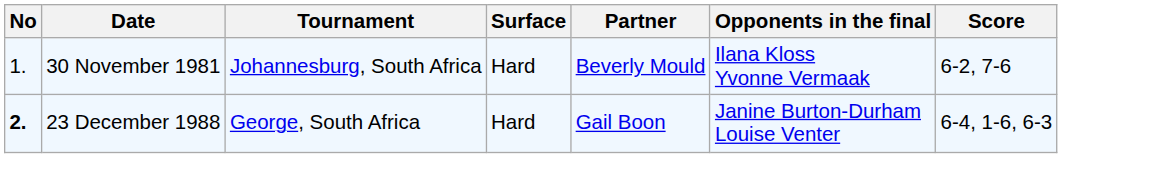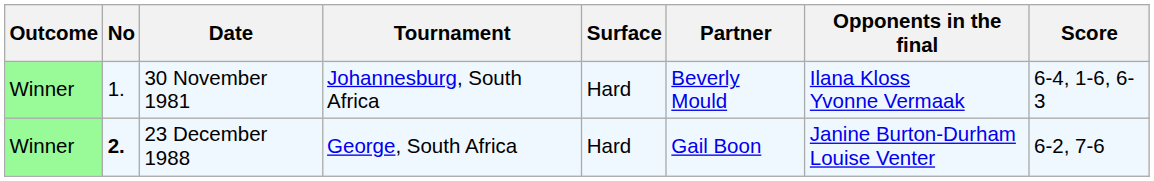+ column: (54, 32)
(976, 65) 6-2, 7-6 -> (1084, 89) 6-4, 1-6, 6-3
(996, 122) 6-4, 1-6, 6-3 -> (1069, 146) 6-2, 7-6
